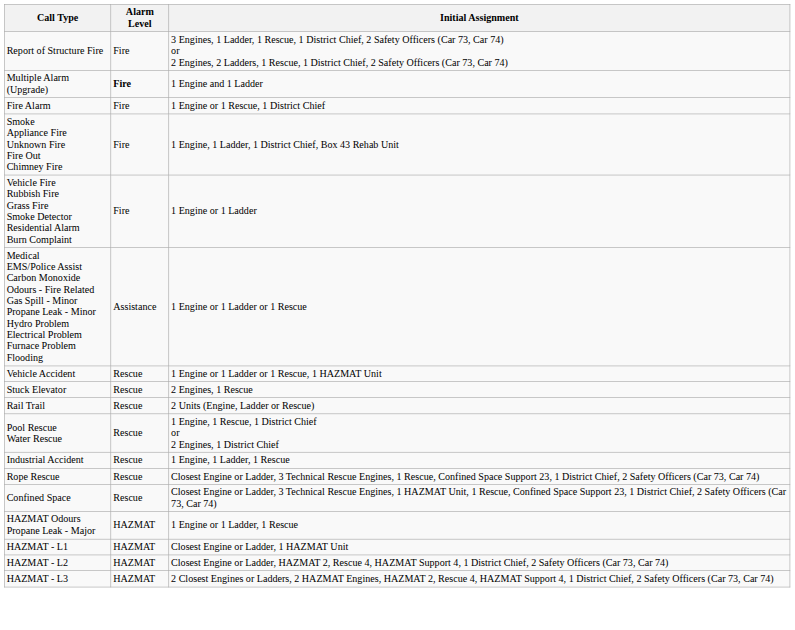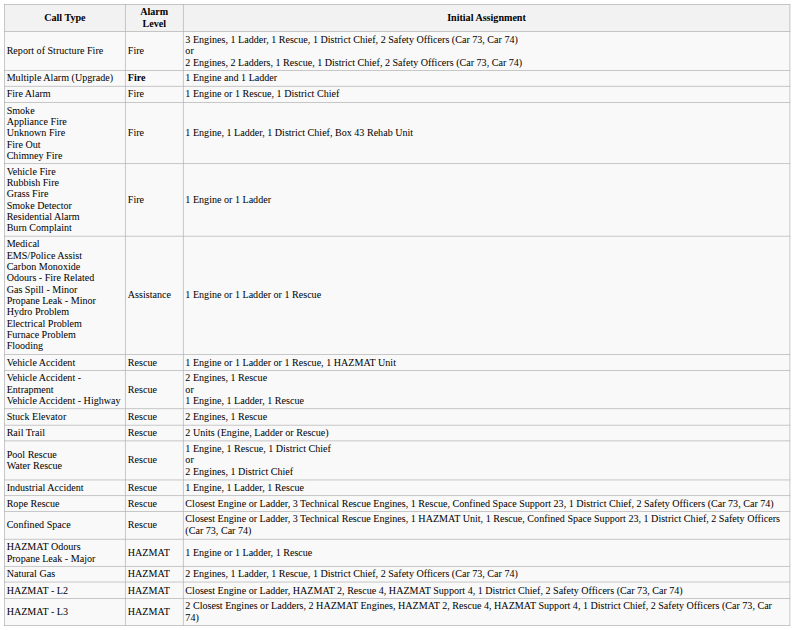+ row: (64, 389)
+ row: (31, 574)
- row: (37, 547)
